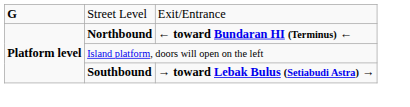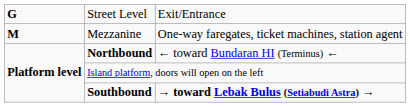+ row: (114, 33)
(255, 33) bold -> (248, 53) normal
